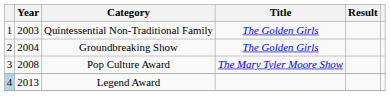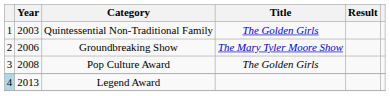(28, 47) 2004 -> (28, 47) 2006
(280, 47) The Golden Girls -> (280, 47) The Mary Tyler Moore Show
(280, 64) The Mary Tyler Moore Show -> (280, 64) The Golden Girls
